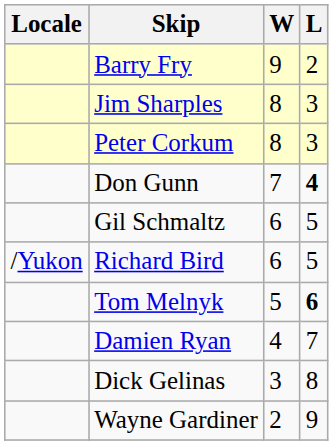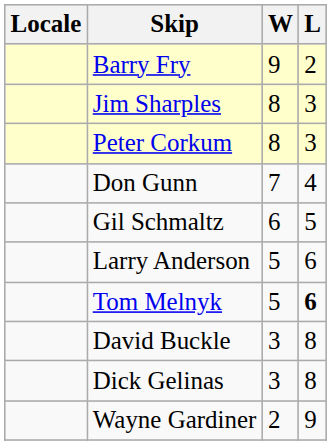(312, 182) bold -> (311, 182) normal
- row: (159, 261)
+ row: (171, 261)
- row: (163, 340)
+ row: (162, 340)
